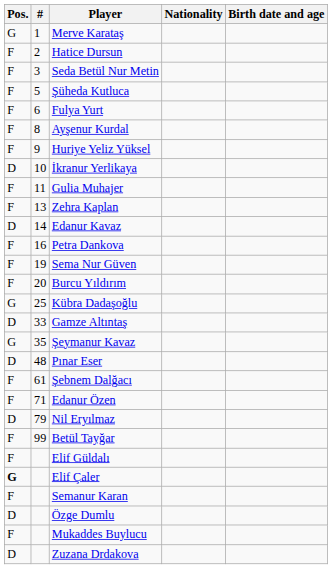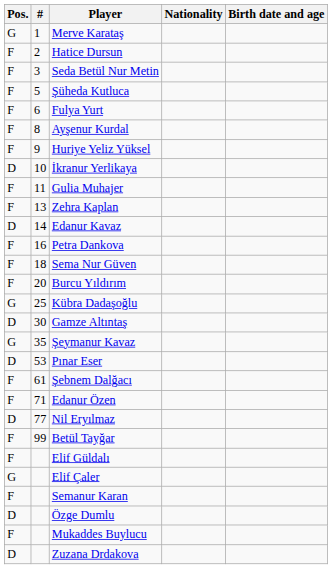(40, 264) 19 -> (40, 264) 18
(40, 322) 33 -> (40, 322) 30
(40, 361) 48 -> (40, 361) 53
(40, 419) 79 -> (40, 419) 77
(12, 476) bold -> (12, 476) normal
